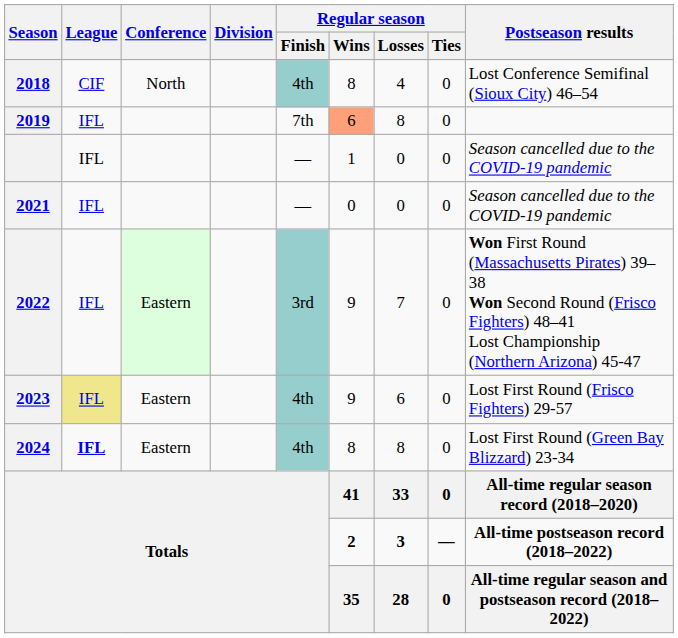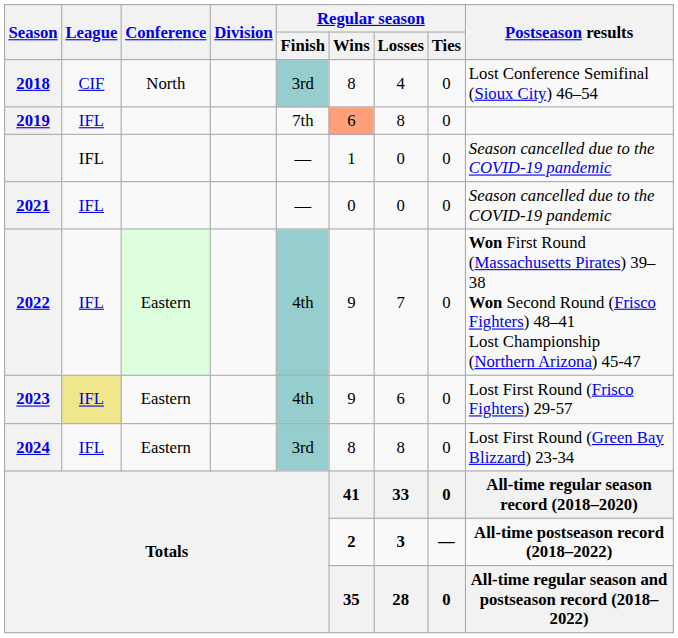(303, 83) 4th -> (303, 83) 3rd
(303, 302) 3rd -> (303, 302) 4th
(91, 446) bold -> (91, 446) normal
(303, 446) 4th -> (303, 446) 3rd
